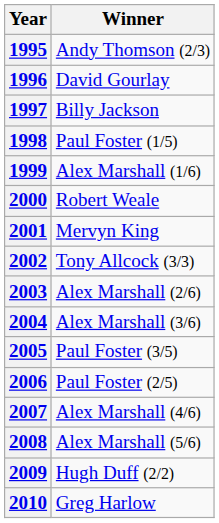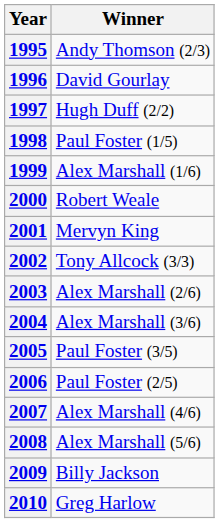(107, 110) Billy Jackson -> (115, 110) Hugh Duff (2/2)
(115, 472) Hugh Duff (2/2) -> (107, 472) Billy Jackson
